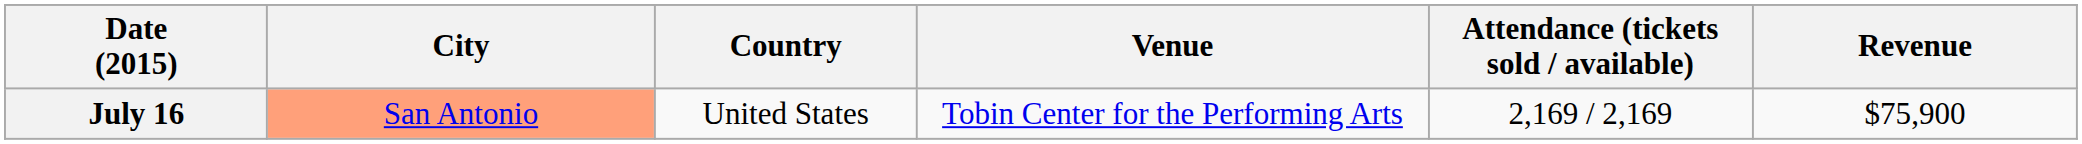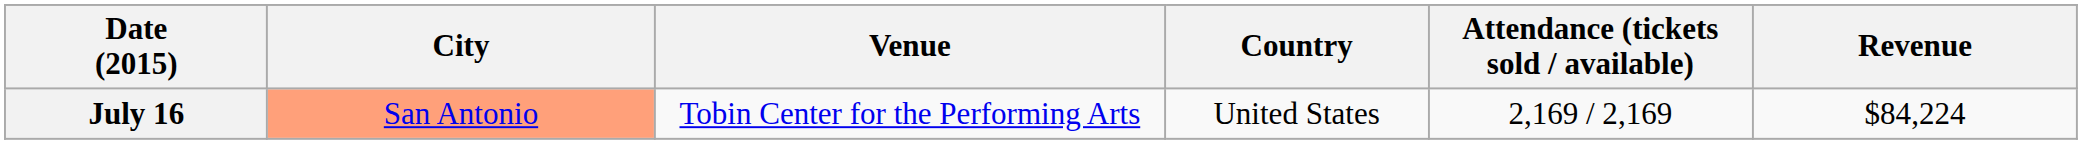columns swapped: (786, 46) <-> (1172, 46)
(1915, 113) $75,900 -> (1915, 113) $84,224
